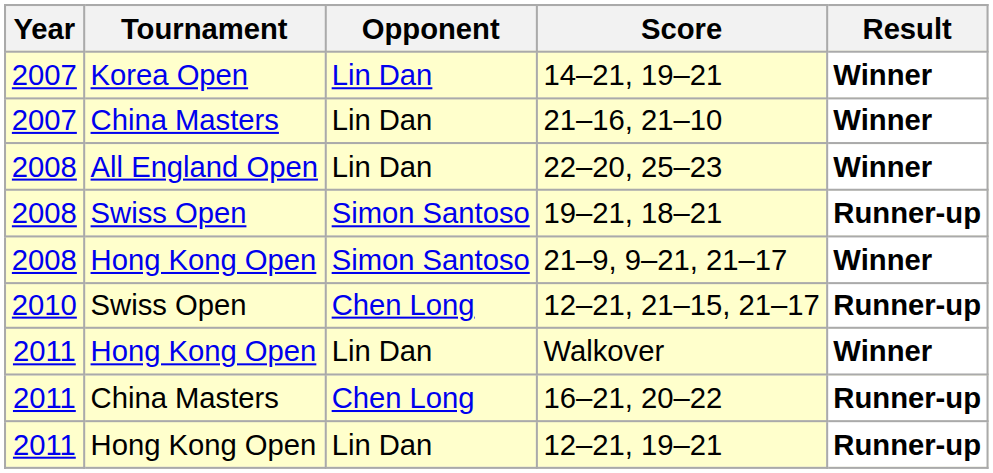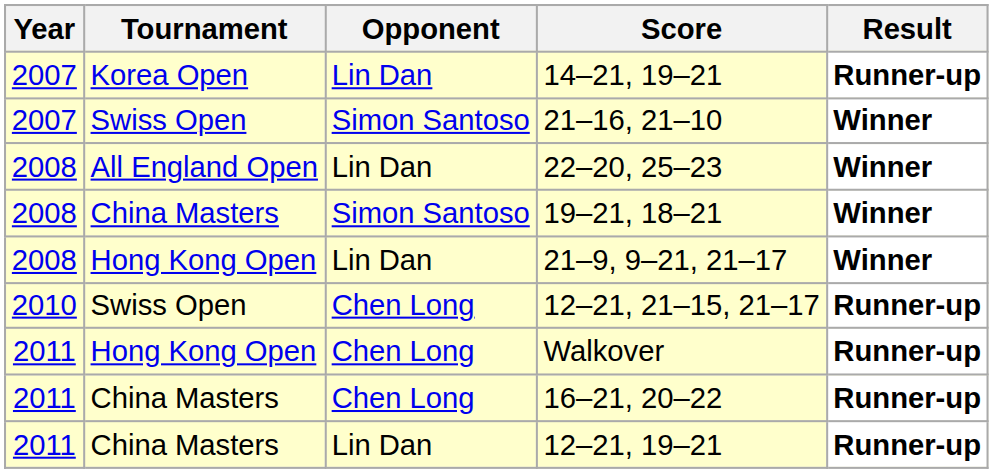(883, 75) Winner -> (907, 75) Runner-up
(185, 121) China Masters -> (168, 121) Swiss Open
(382, 121) Lin Dan -> (431, 121) Simon Santoso
(168, 213) Swiss Open -> (185, 213) China Masters
(907, 213) Runner-up -> (883, 213) Winner
(431, 259) Simon Santoso -> (382, 259) Lin Dan
(382, 352) Lin Dan -> (403, 352) Chen Long
(883, 352) Winner -> (907, 352) Runner-up
(203, 444) Hong Kong Open -> (185, 444) China Masters
